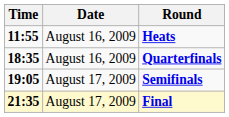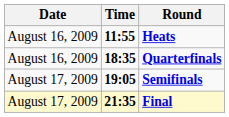columns swapped: (91, 15) <-> (23, 15)
